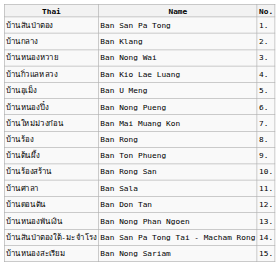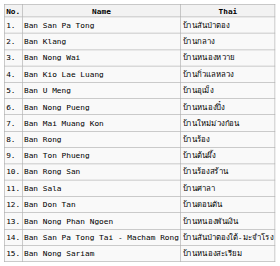columns swapped: (266, 11) <-> (51, 11)
